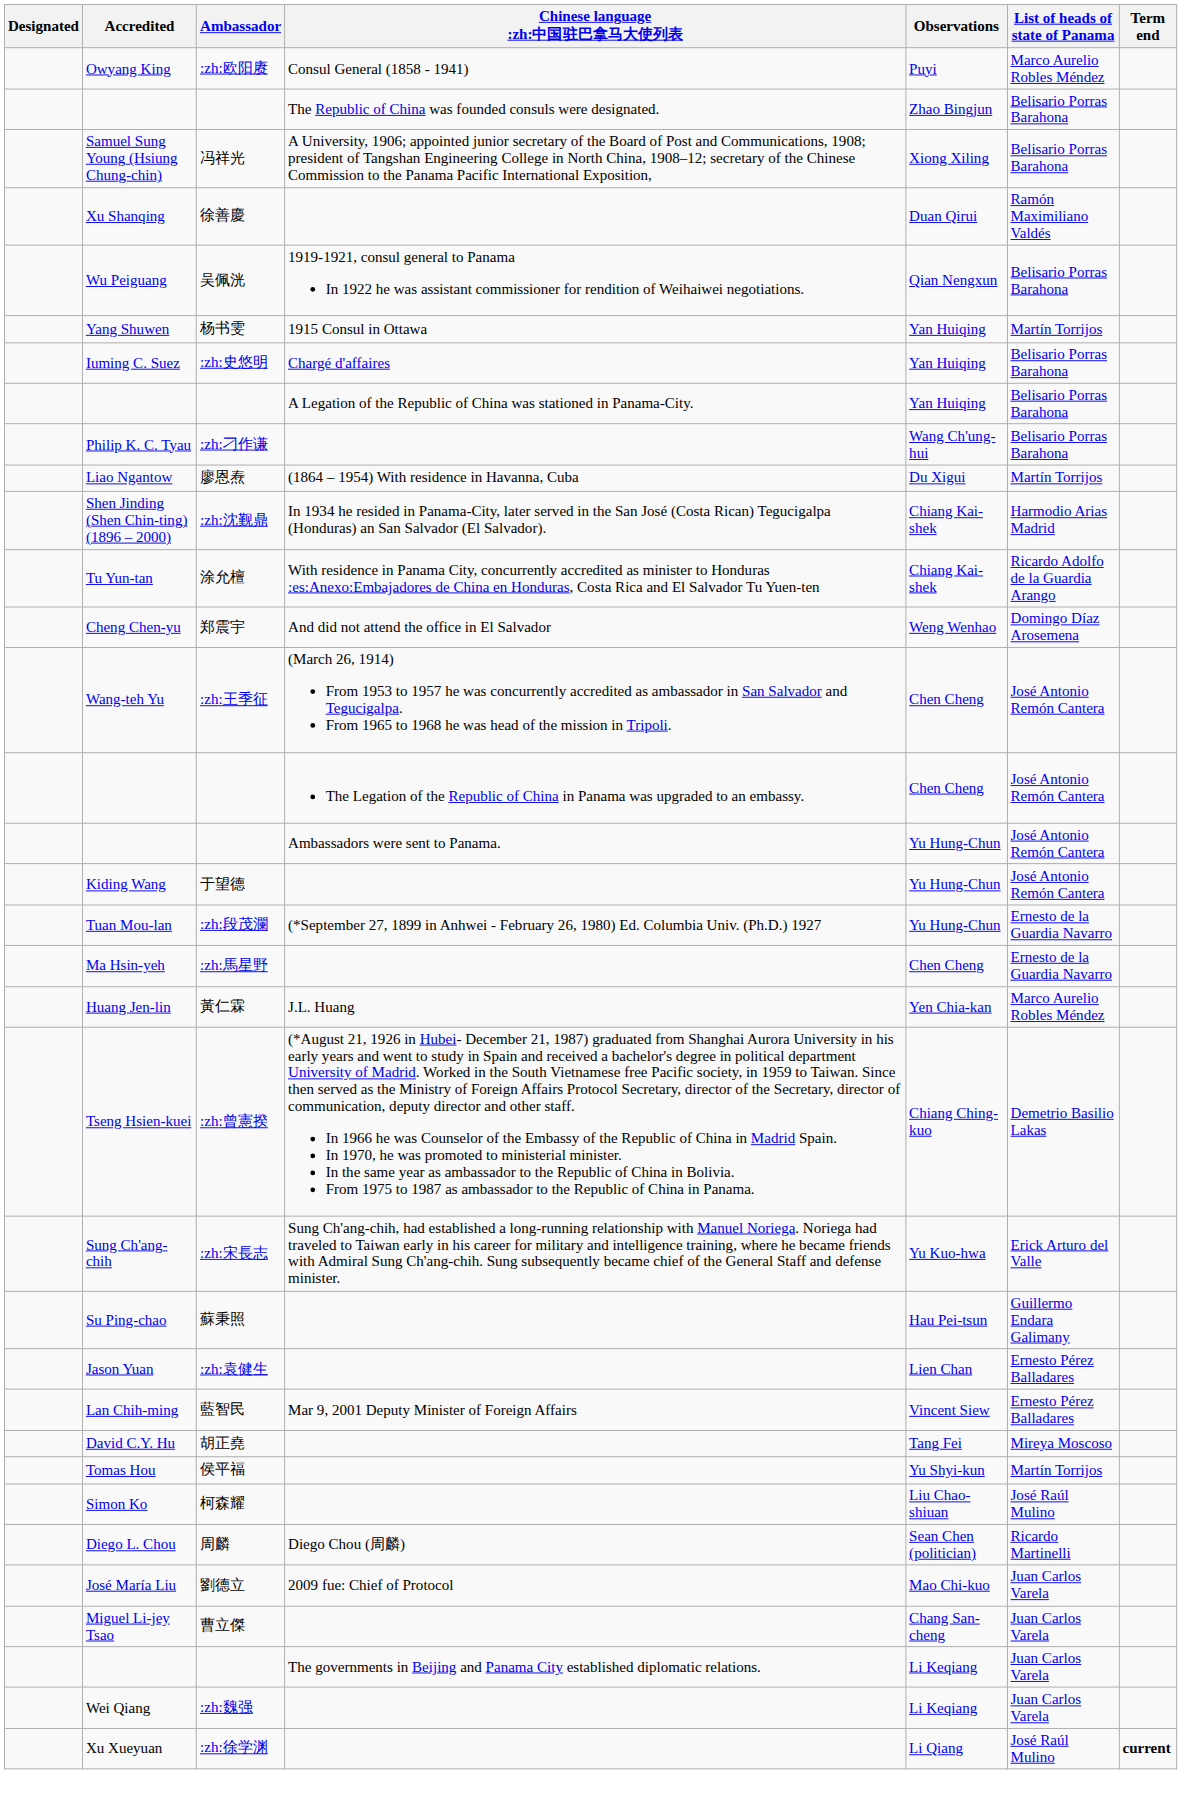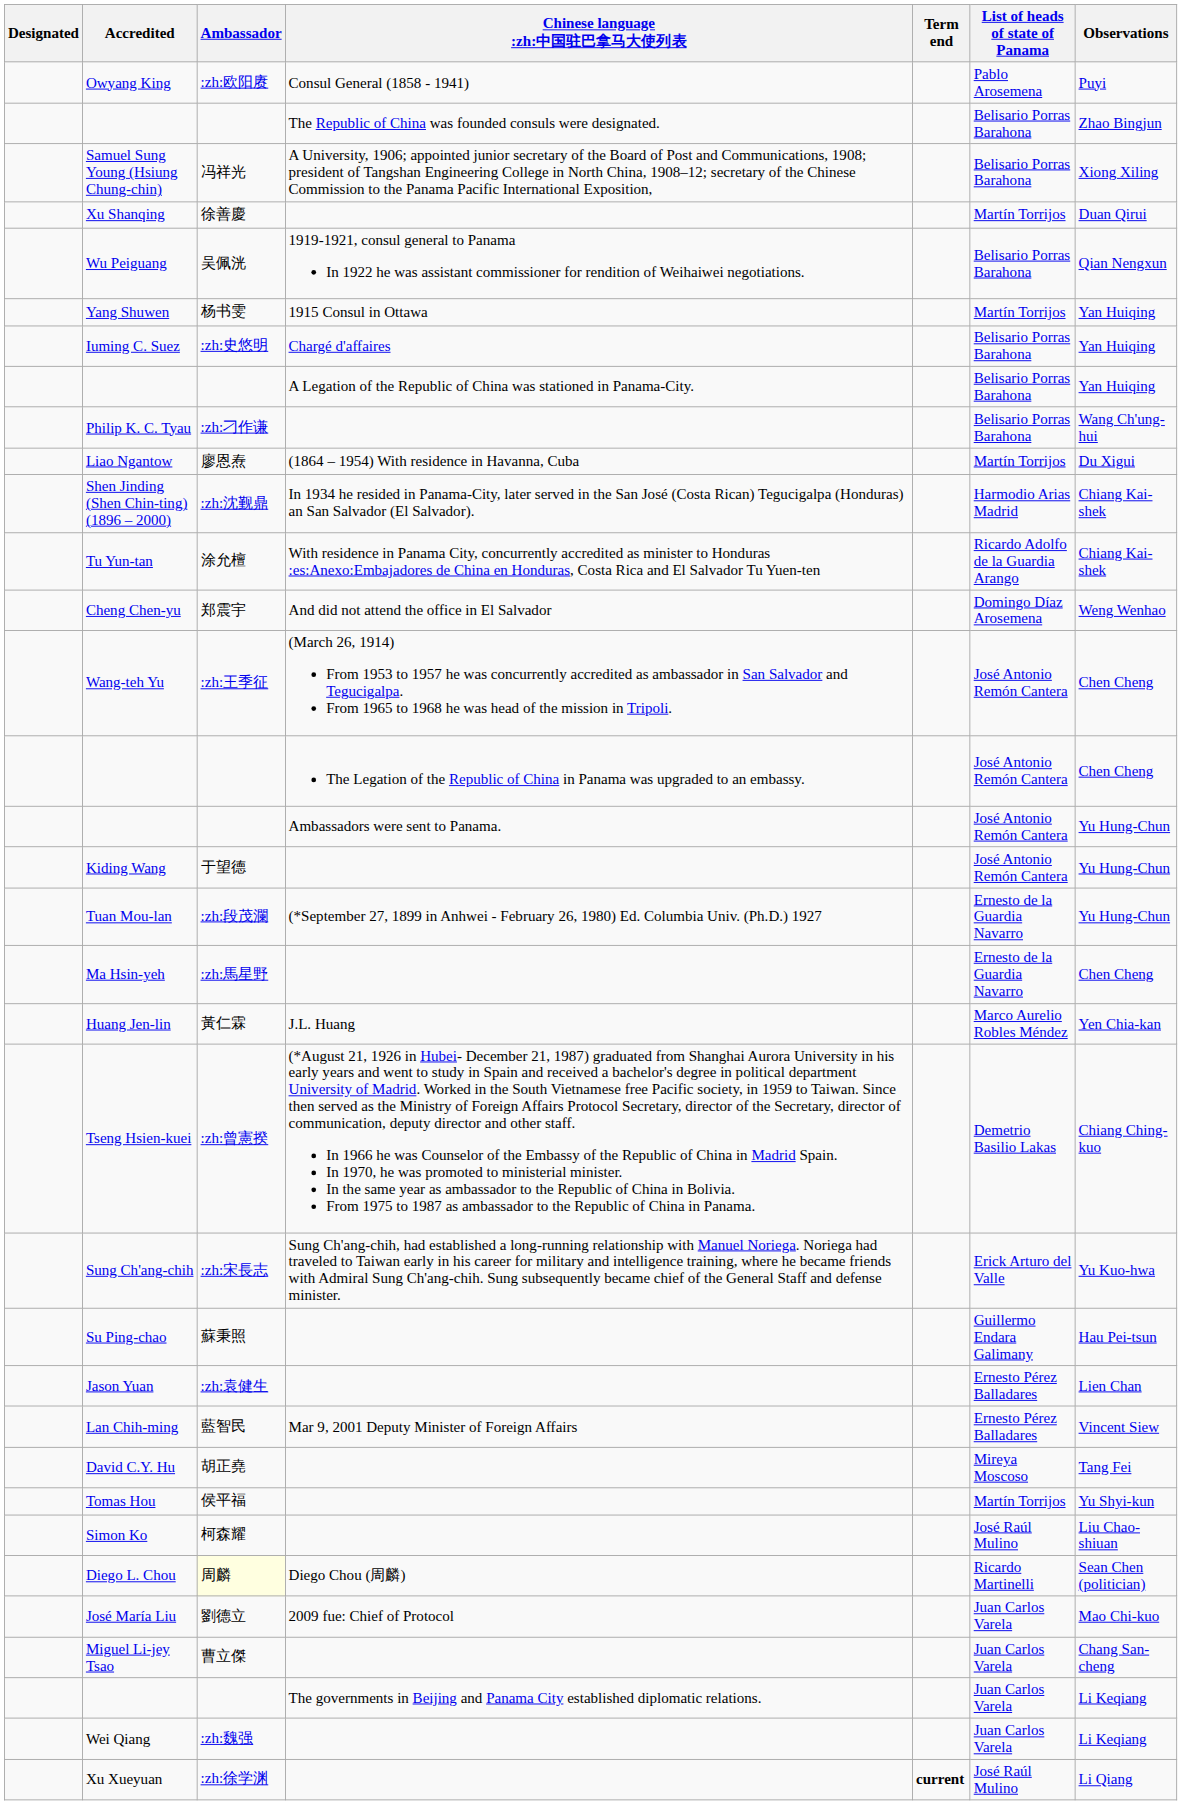columns swapped: (956, 26) <-> (1148, 26)
(1058, 68) Marco Aurelio Robles Méndez -> (1008, 82) Pablo Arosemena
(1049, 216) Ramón Maximiliano Valdés -> (1020, 214) Martín Torrijos
(215, 1544) no background -> (216, 1575) lightyellow background
